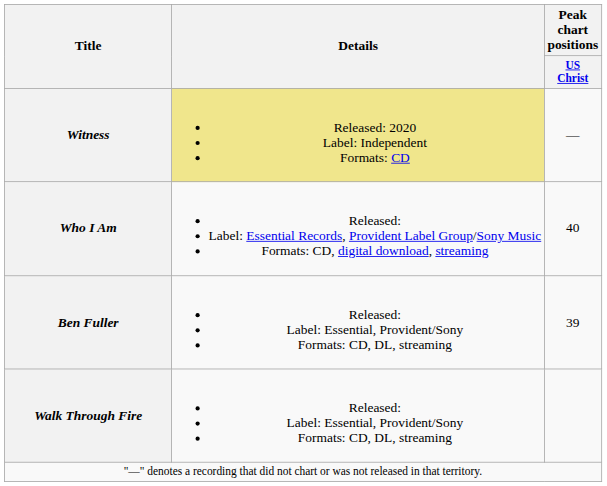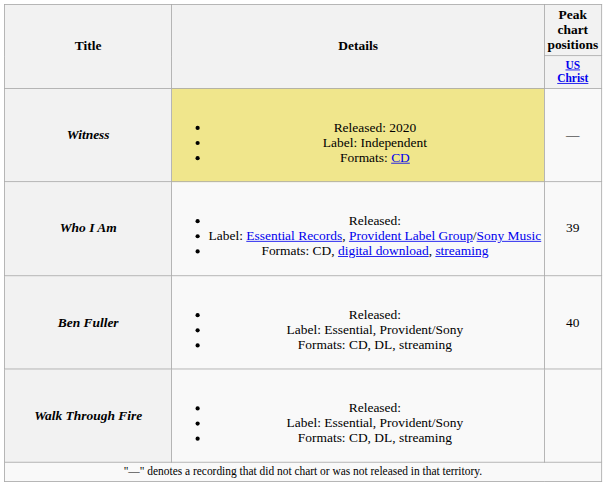(573, 228) 40 -> (573, 228) 39
(573, 322) 39 -> (573, 322) 40
